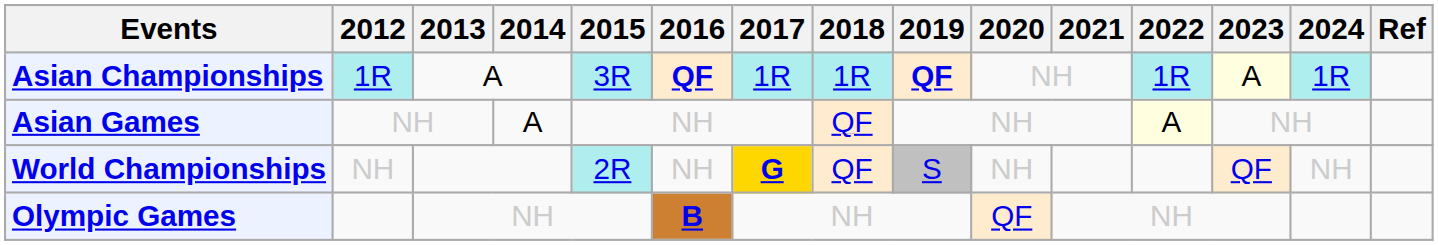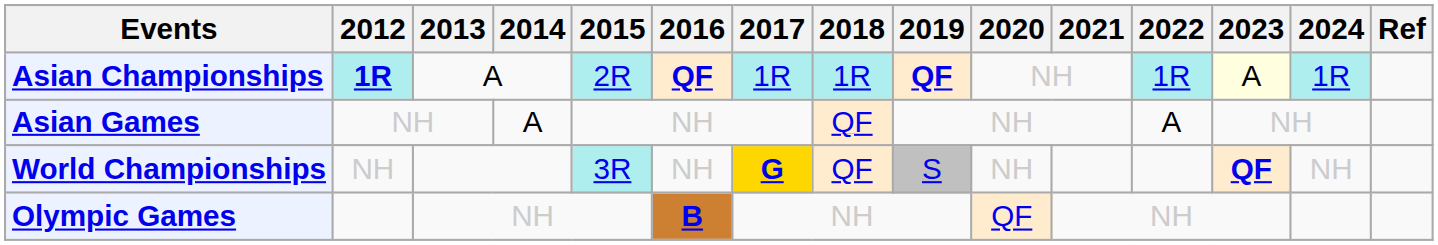(373, 76) normal -> (373, 76) bold
(612, 76) 3R -> (612, 76) 2R
(1171, 123) lightyellow background -> (1171, 123) no background
(612, 169) 2R -> (612, 169) 3R
(1251, 169) normal -> (1251, 169) bold
